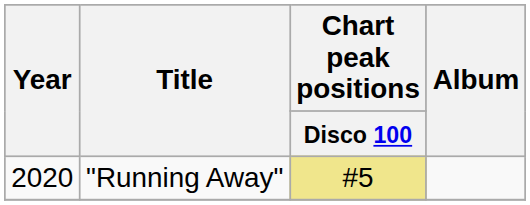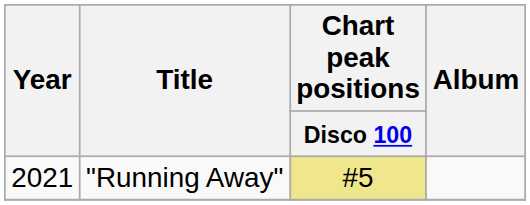(42, 177) 2020 -> (42, 177) 2021
